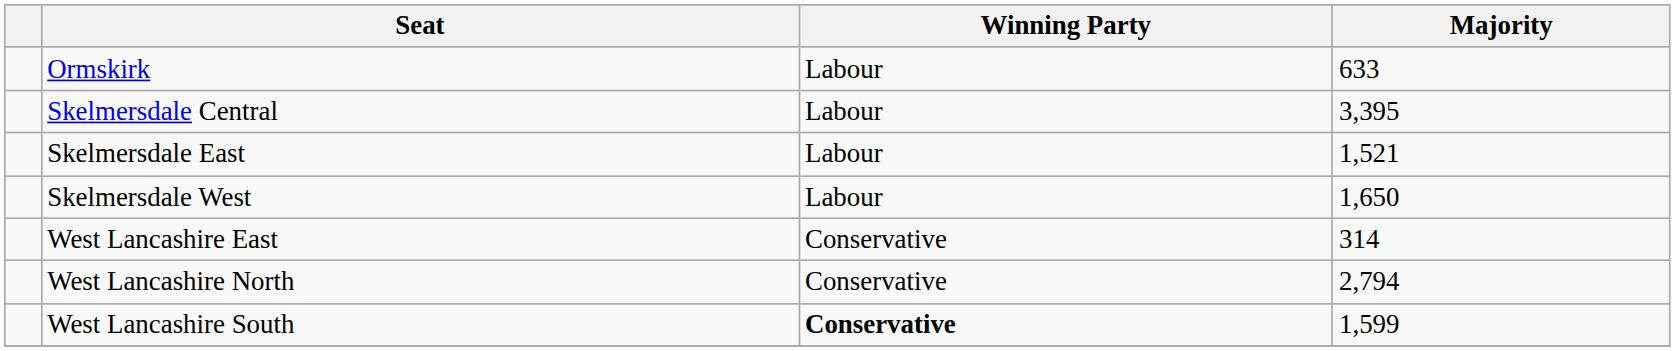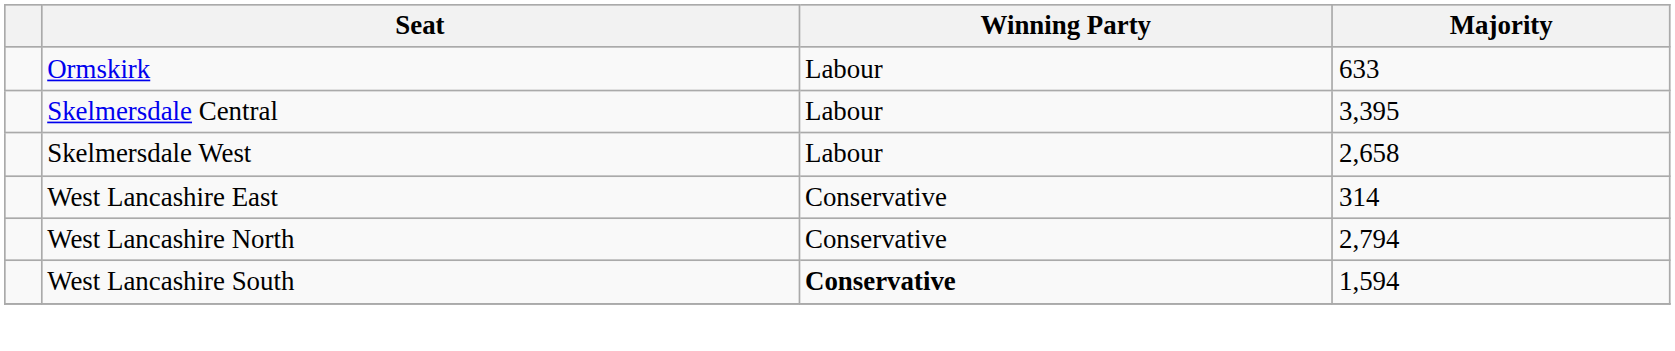- row: (146, 153)
(1369, 196) 1,650 -> (1369, 153) 2,658
(1369, 324) 1,599 -> (1369, 281) 1,594
